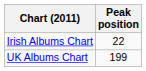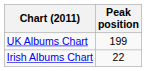rows swapped: (50, 41) <-> (47, 58)
